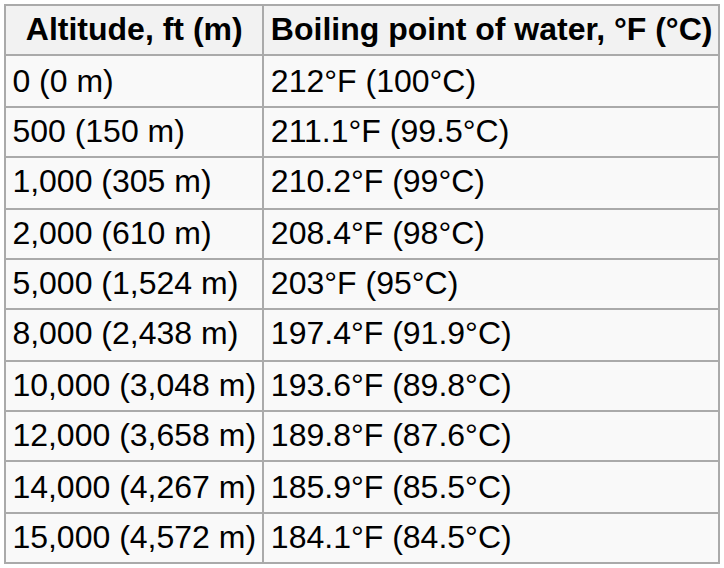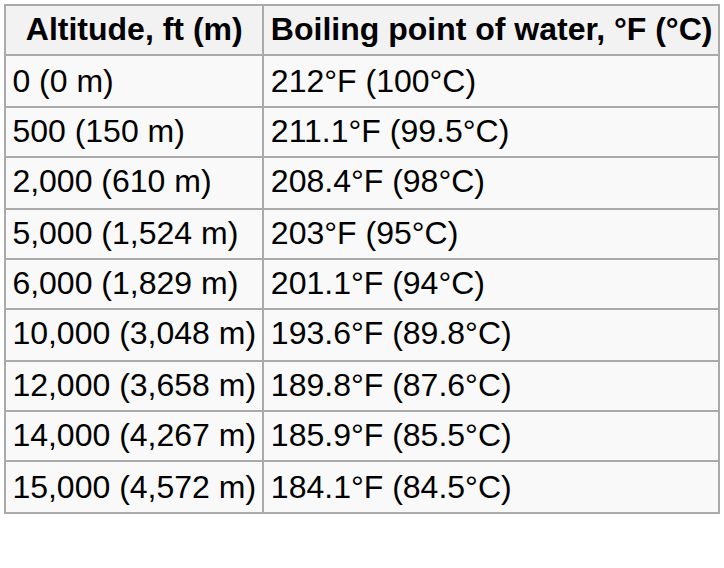- row: (378, 182)
+ row: (378, 283)
- row: (391, 334)
